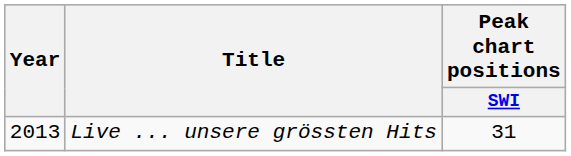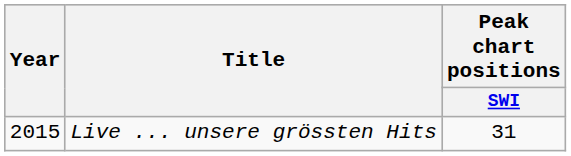(35, 133) 2013 -> (35, 133) 2015
